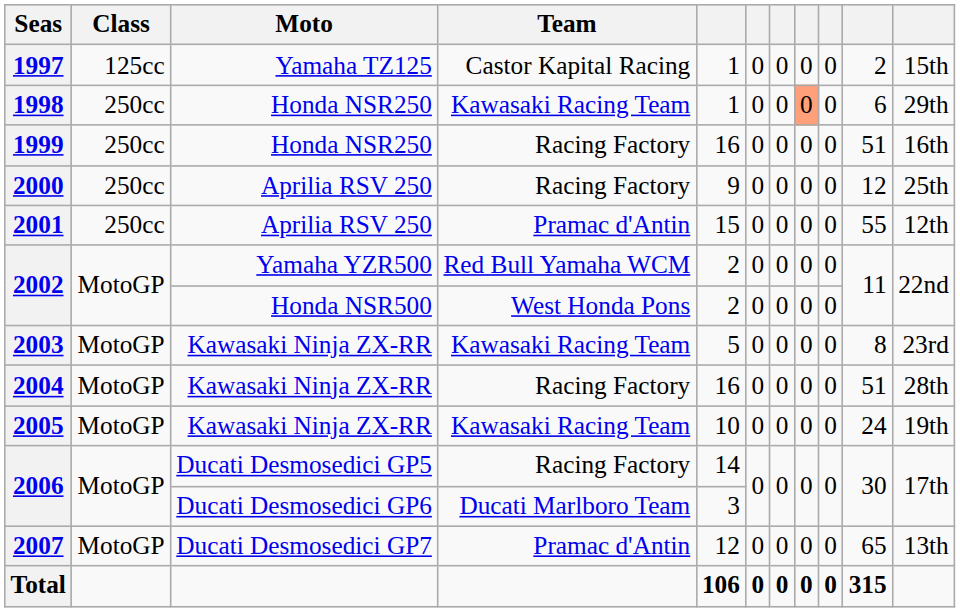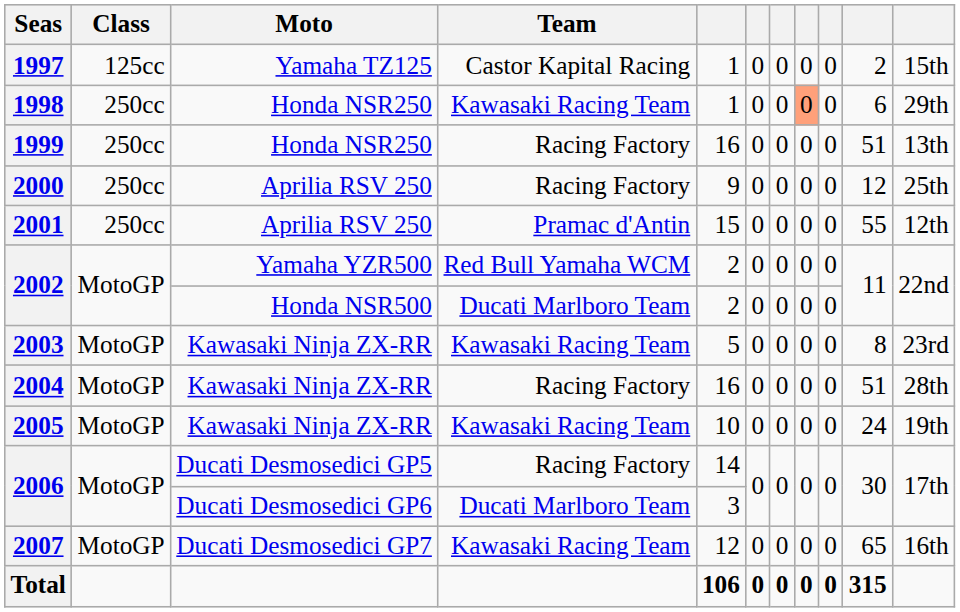(926, 144) 16th -> (926, 144) 13th
(601, 305) West Honda Pons -> (575, 305) Ducati Marlboro Team
(612, 545) Pramac d'Antin -> (571, 545) Kawasaki Racing Team
(926, 545) 13th -> (926, 545) 16th
